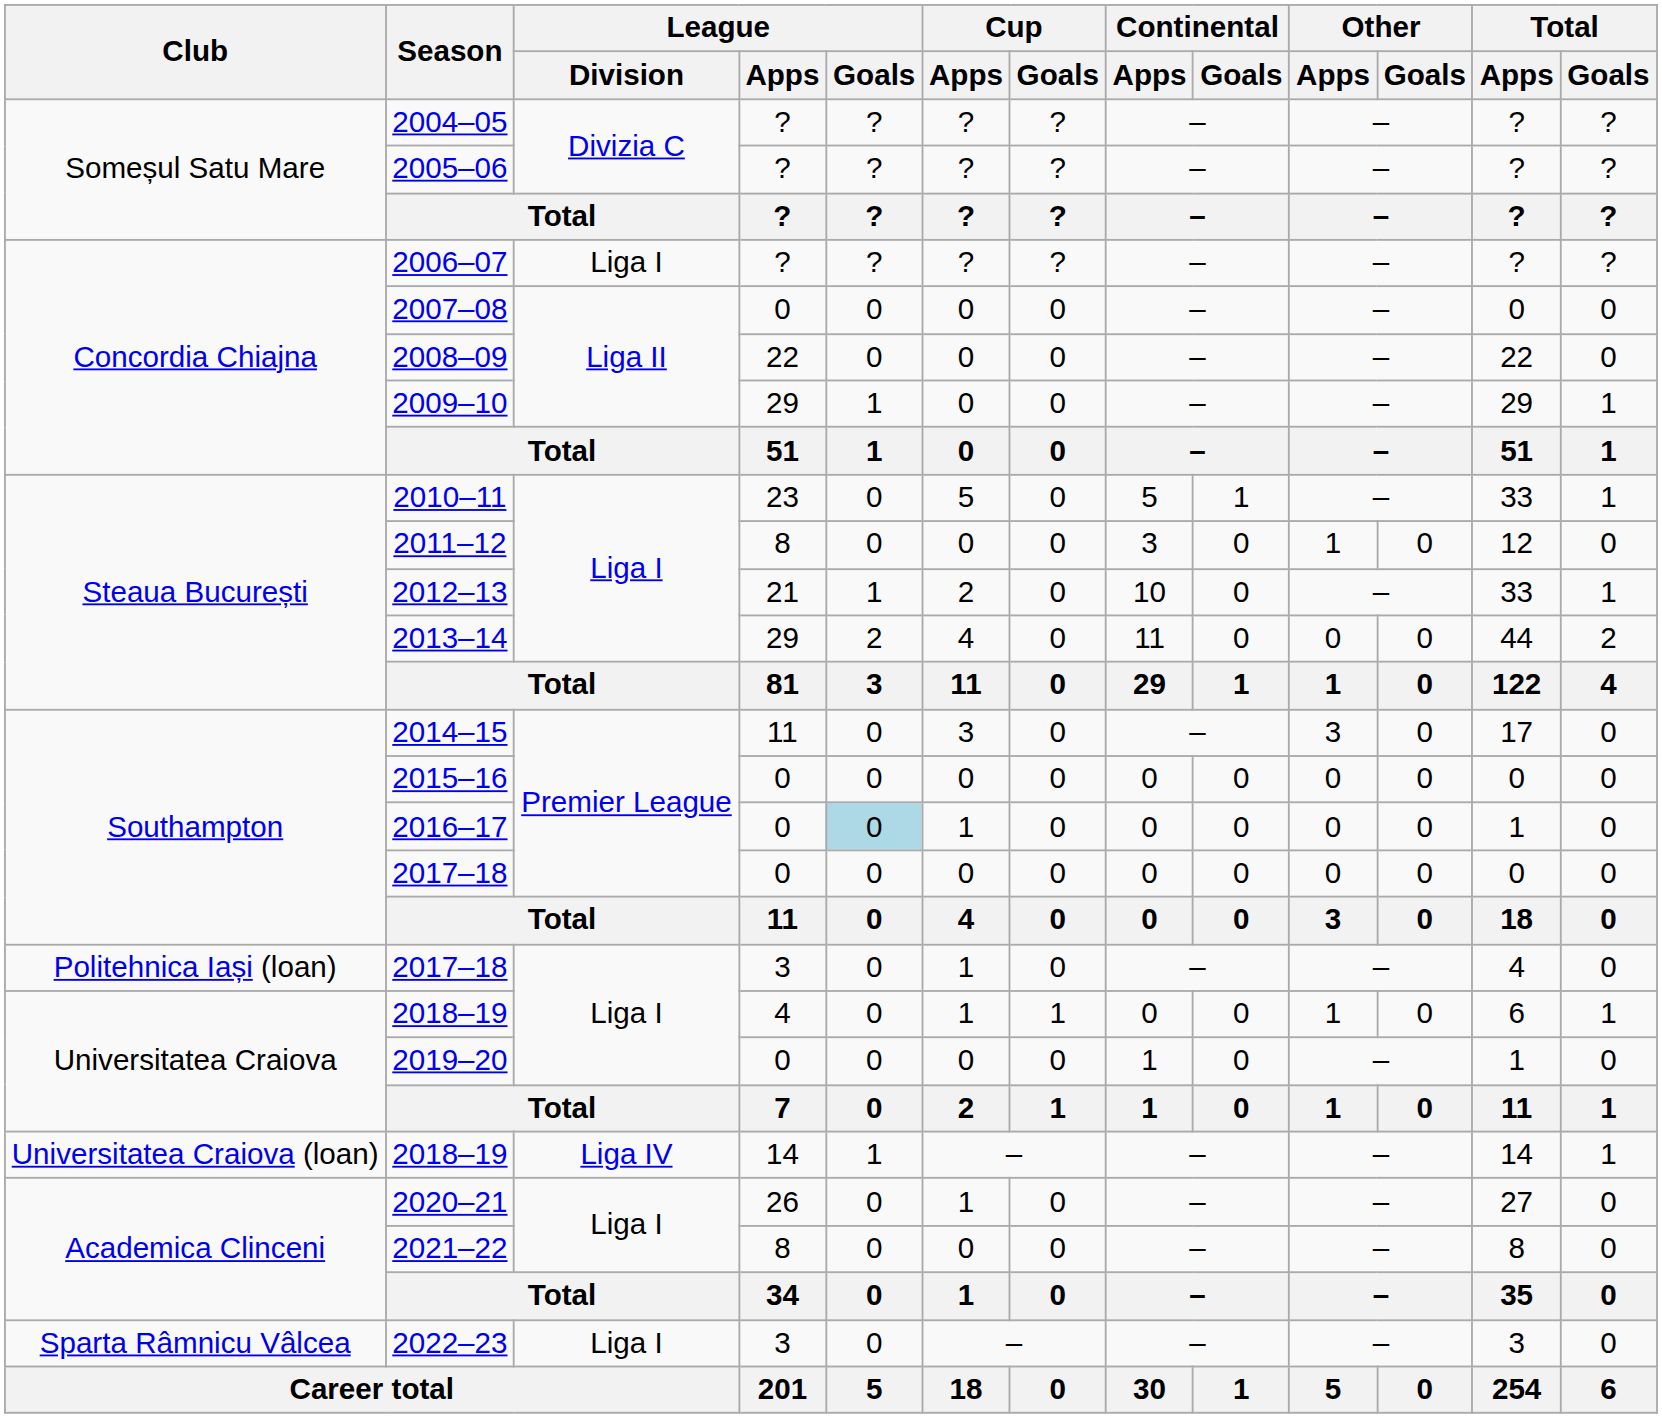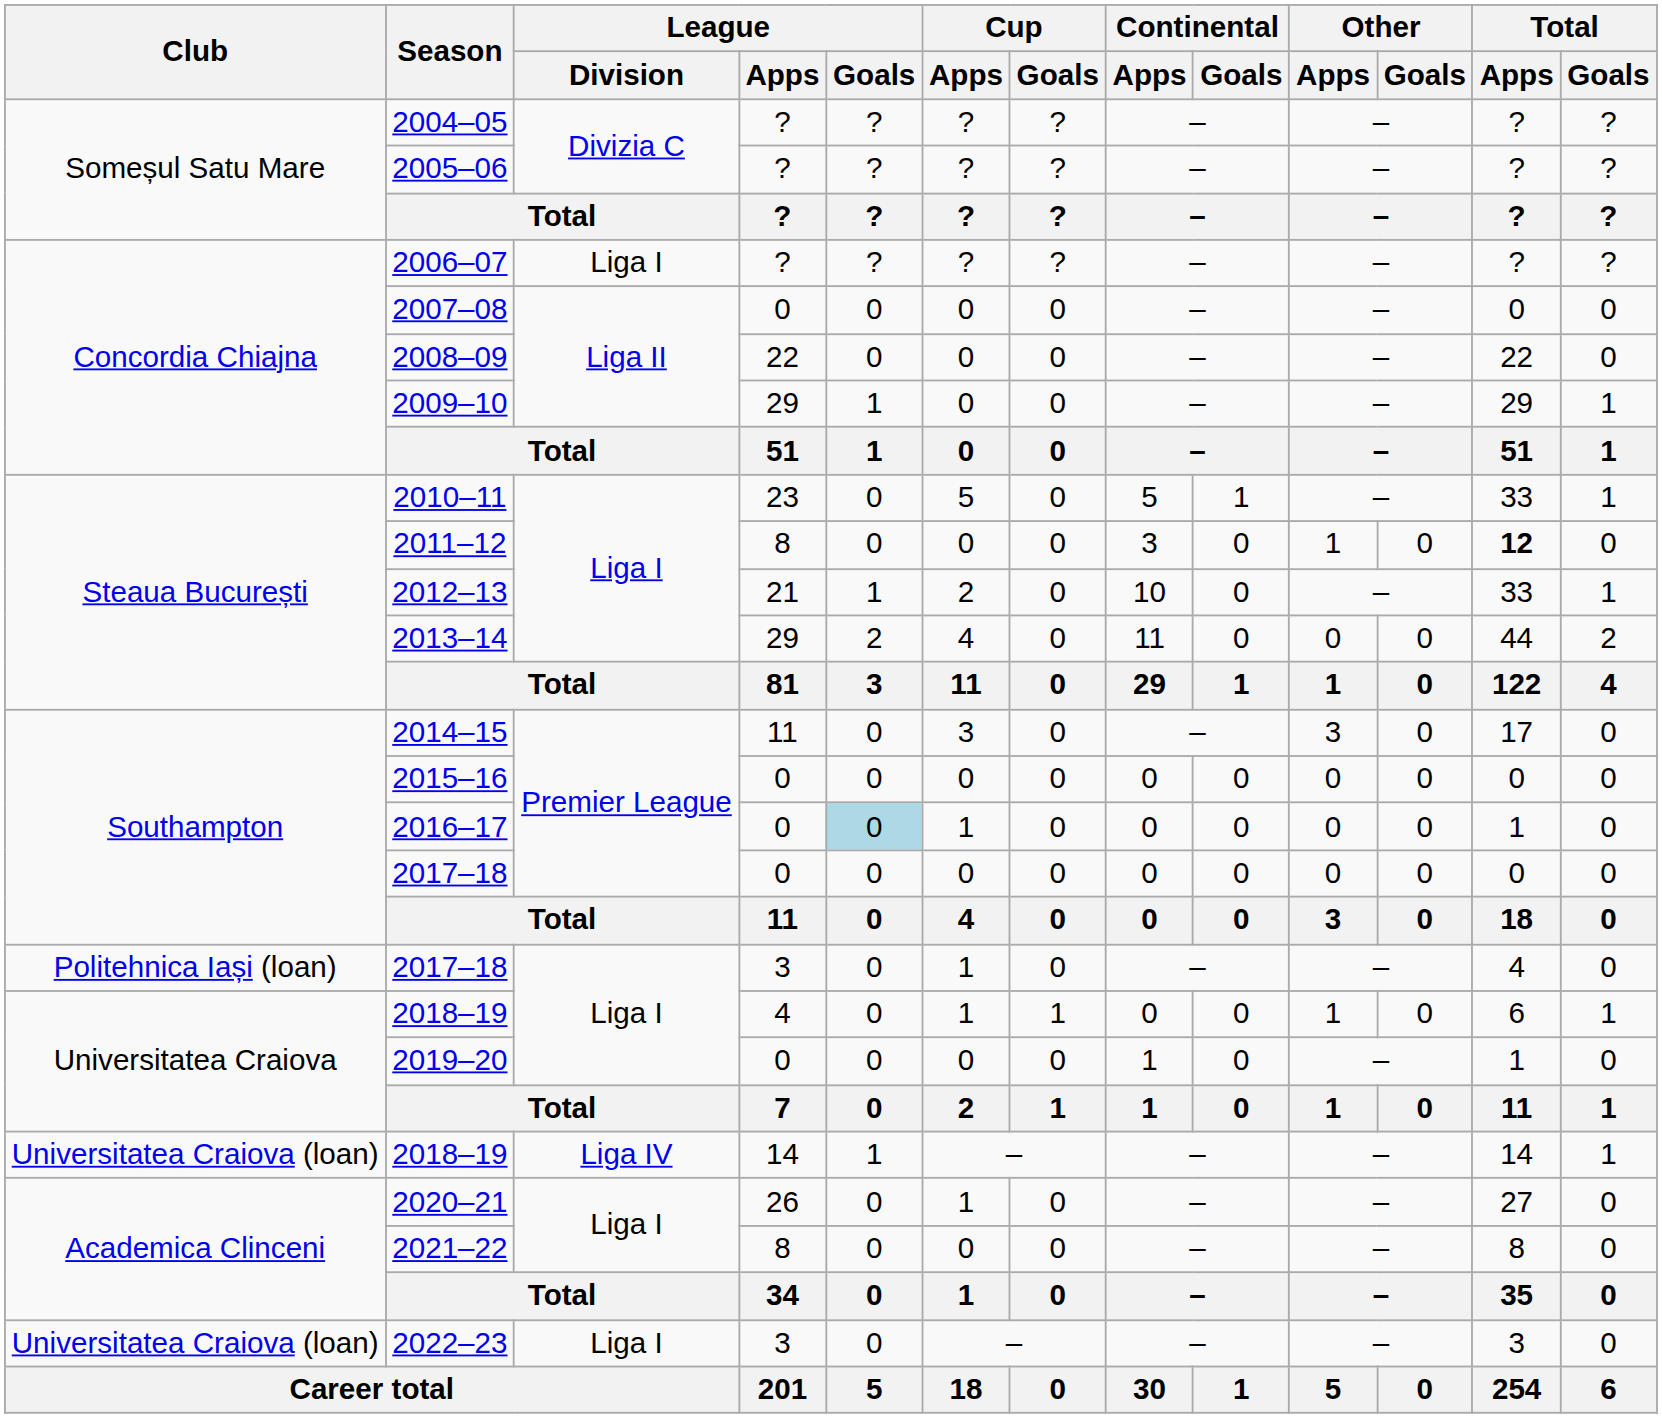(1517, 544) normal -> (1517, 544) bold
(195, 1342) Sparta Râmnicu Vâlcea -> (195, 1342) Universitatea Craiova (loan)
